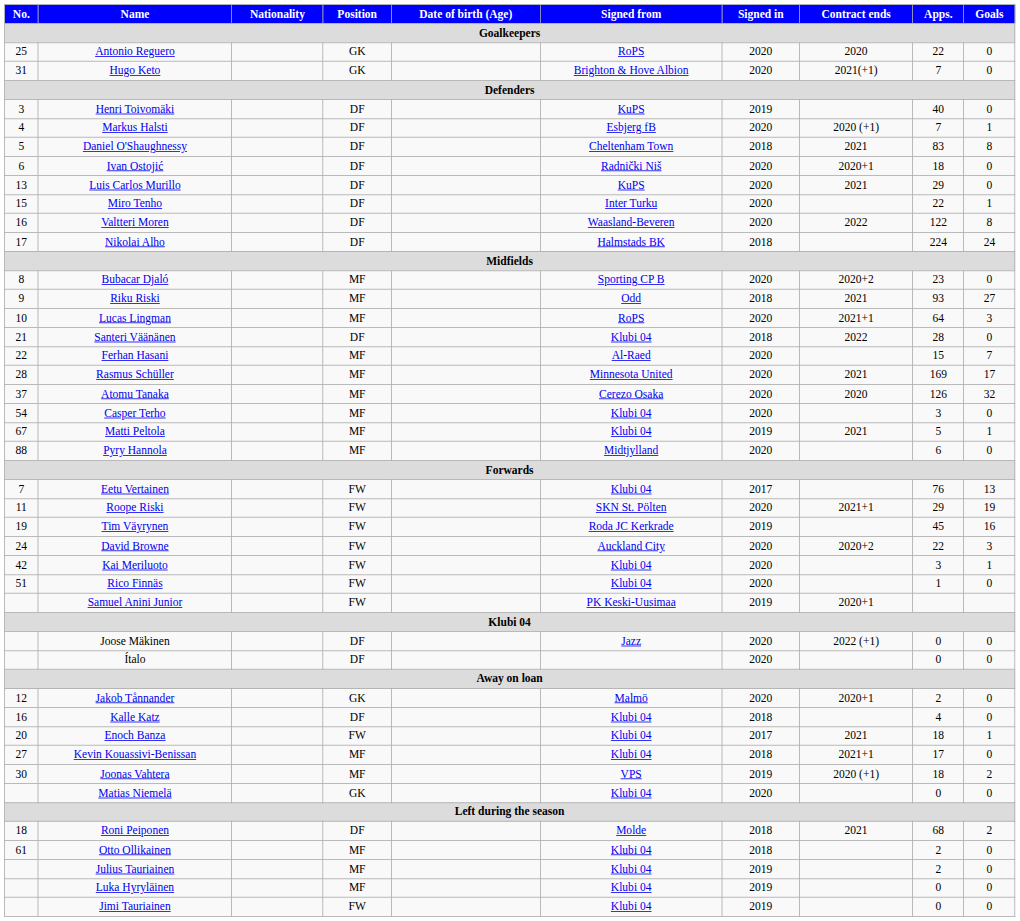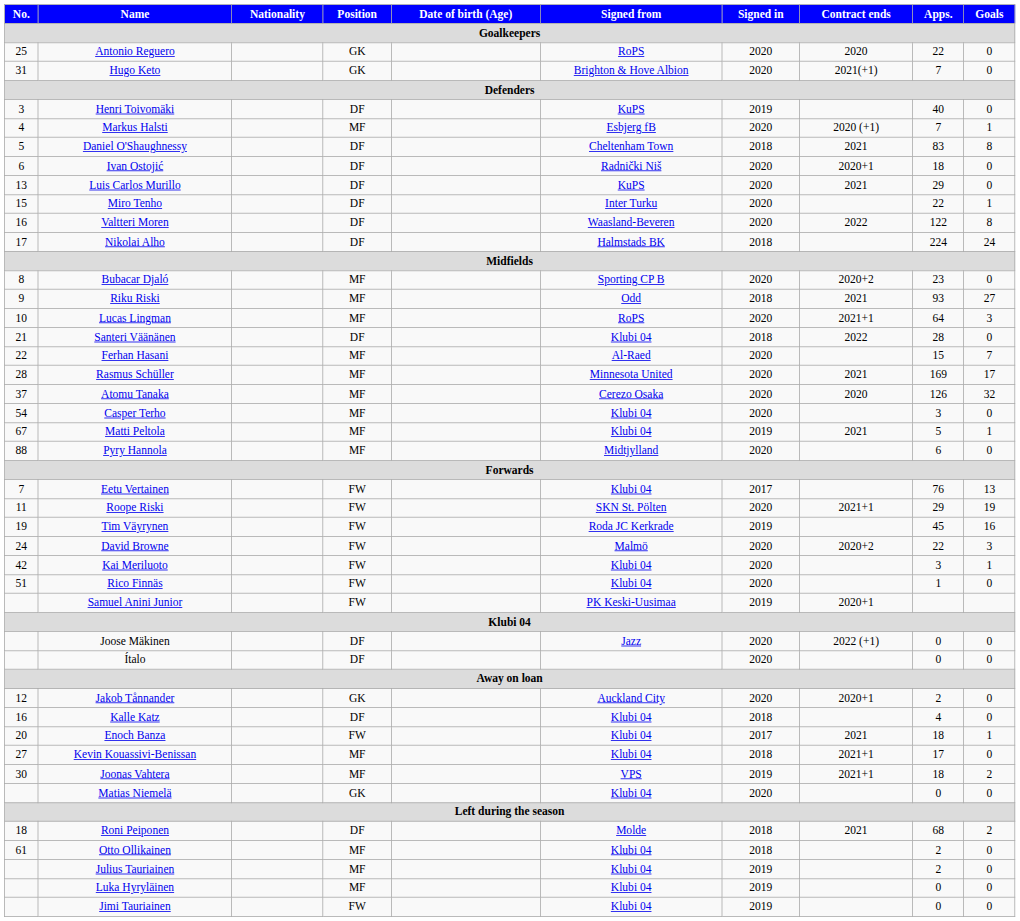(357, 128) DF -> (357, 128) MF
(631, 546) Auckland City -> (631, 546) Malmö
(631, 698) Malmö -> (631, 698) Auckland City
(856, 774) 2020 (+1) -> (856, 774) 2021+1
